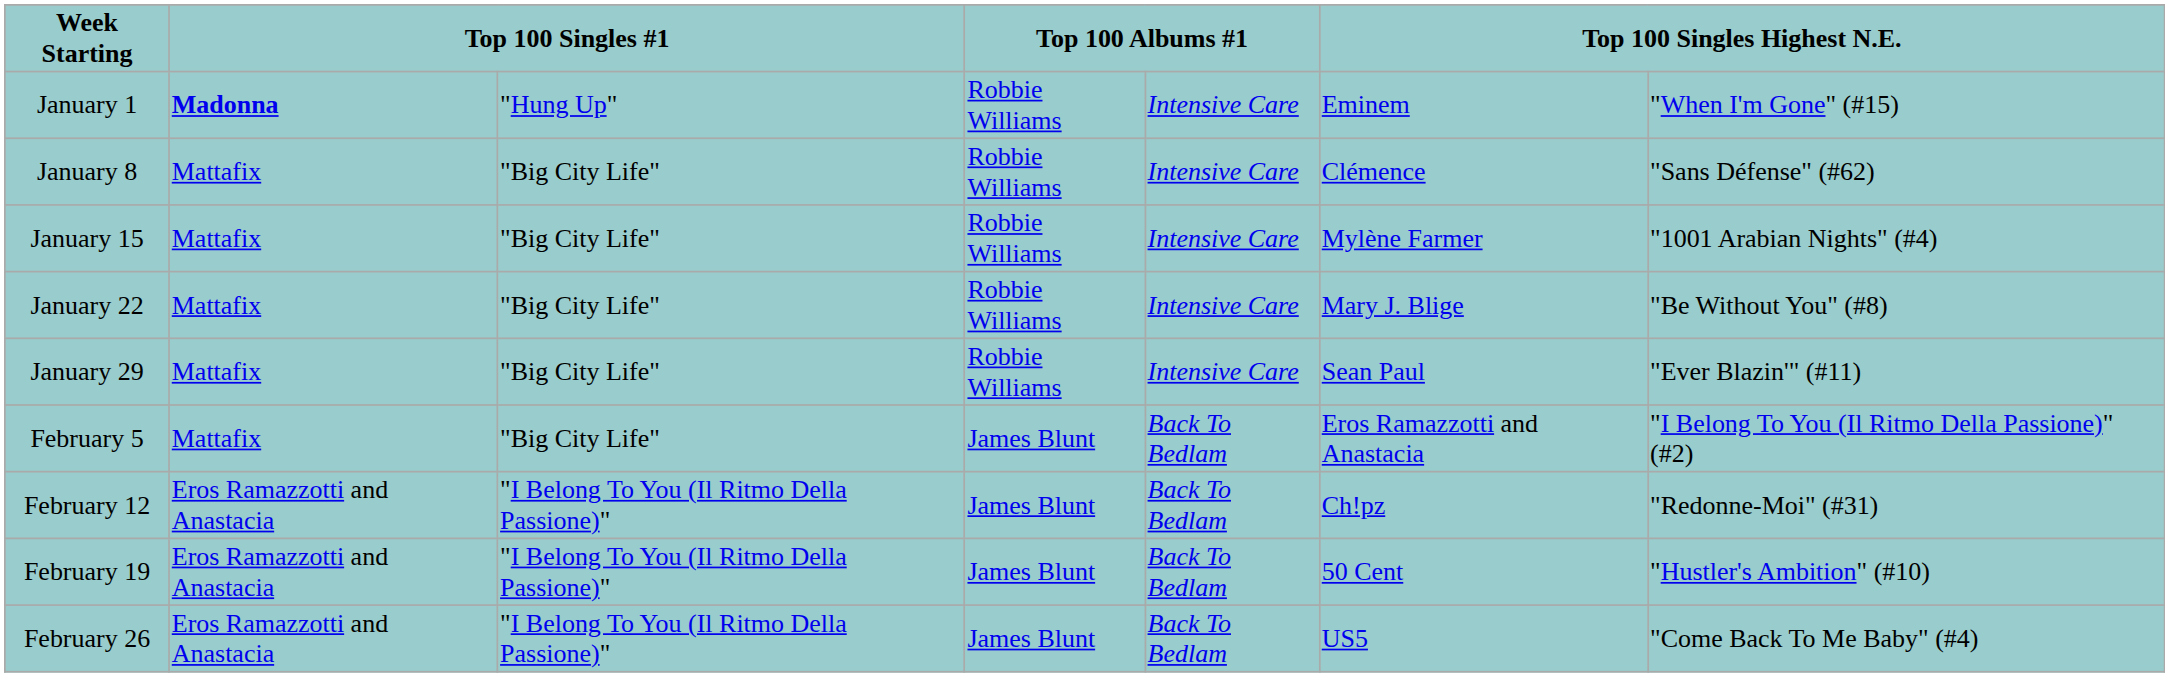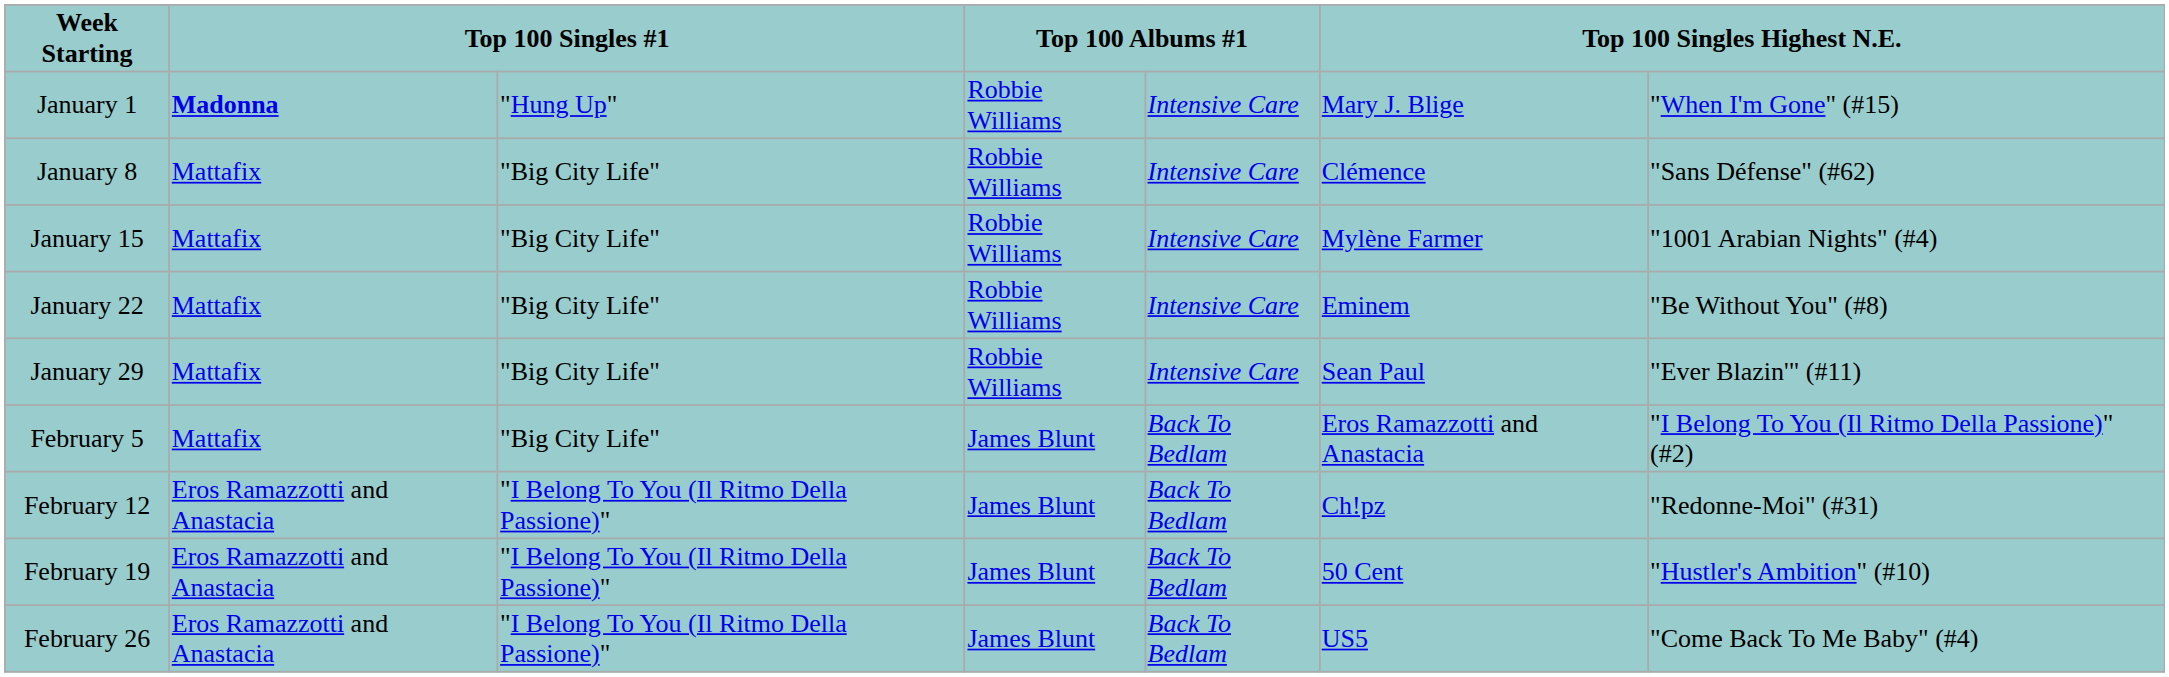(1366, 104) Eminem -> (1393, 104) Mary J. Blige
(1393, 304) Mary J. Blige -> (1366, 304) Eminem
